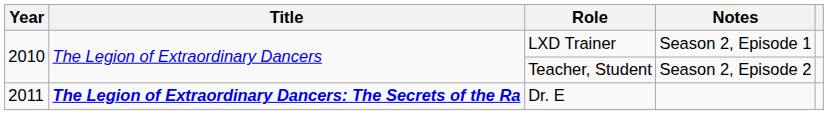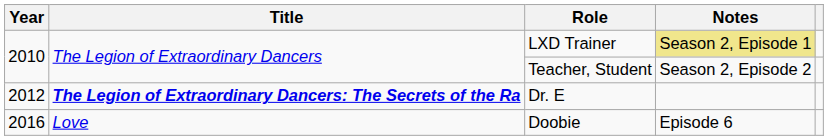(735, 43) no background -> (735, 43) khaki background
(26, 95) 2011 -> (27, 95) 2012
+ row: (554, 122)
